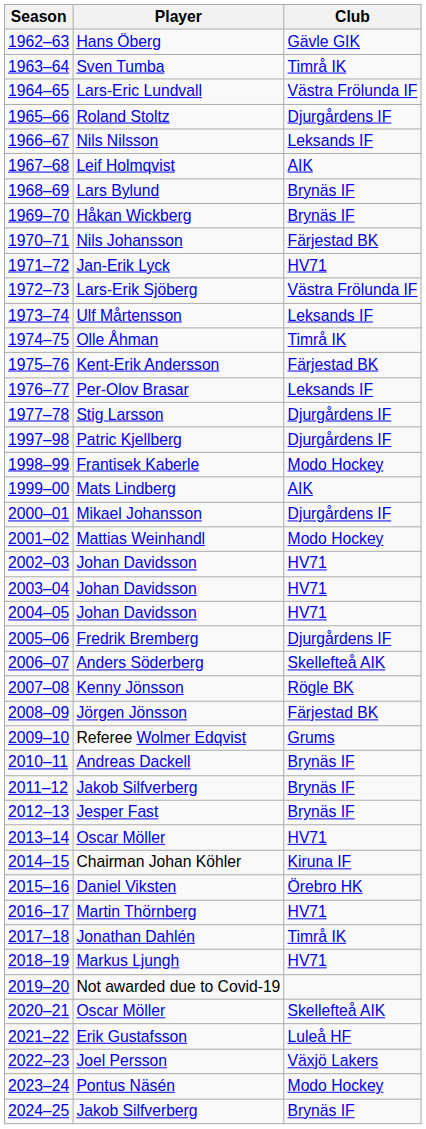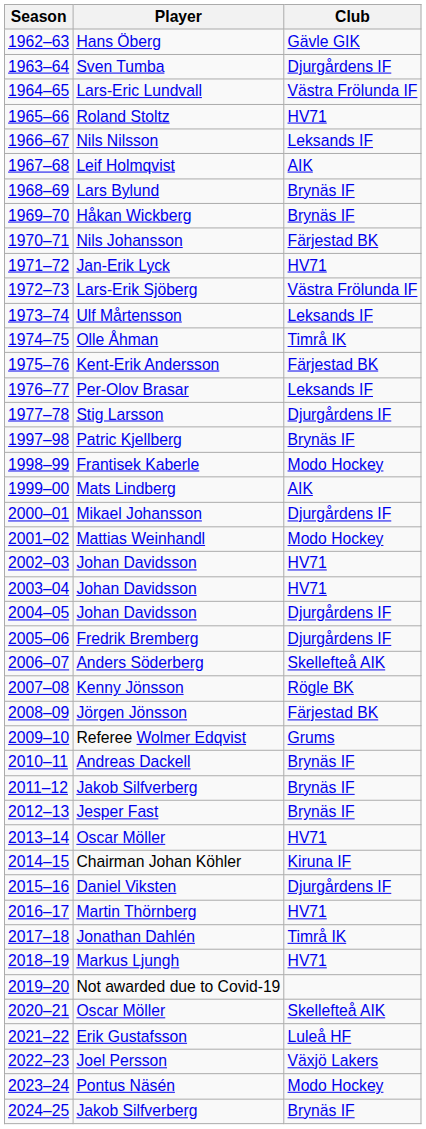(317, 66) Timrå IK -> (339, 66) Djurgårdens IF
(339, 116) Djurgårdens IF -> (307, 116) HV71
(339, 439) Djurgårdens IF -> (321, 439) Brynäs IF
(307, 613) HV71 -> (339, 613) Djurgårdens IF
(325, 887) Örebro HK -> (339, 887) Djurgårdens IF
